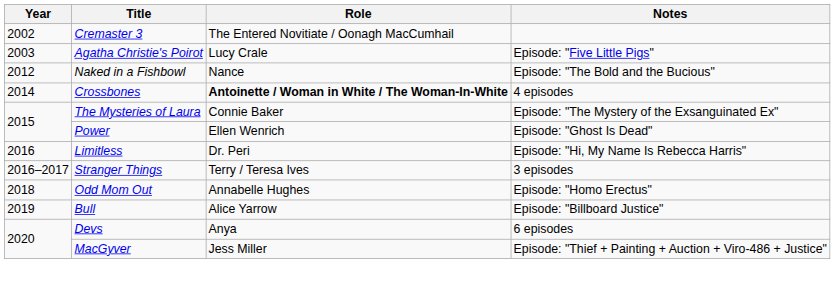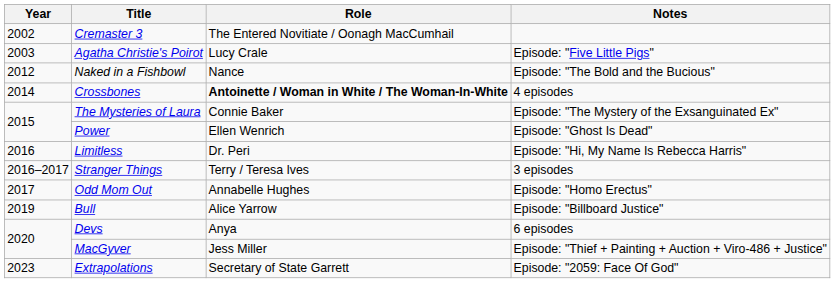(21, 190) 2018 -> (21, 190) 2017
+ row: (114, 268)
